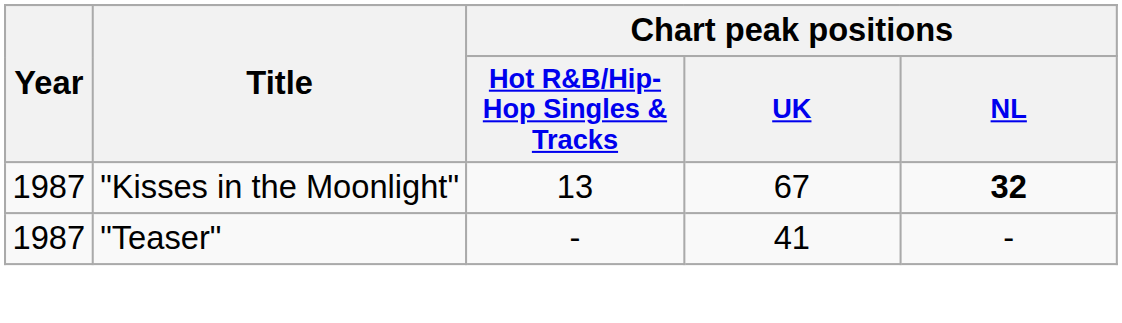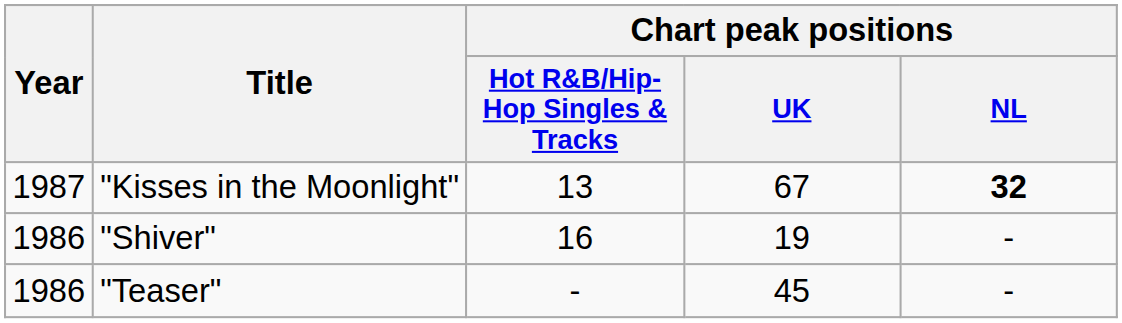+ row: (158, 238)
(49, 238) 1987 -> (49, 290) 1986
(792, 238) 41 -> (792, 290) 45
